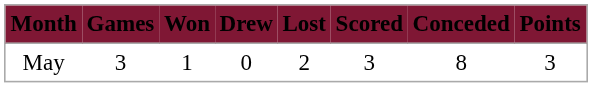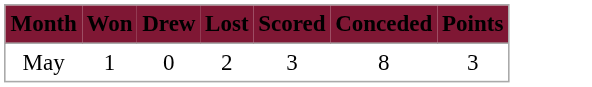- column: (120, 23)
